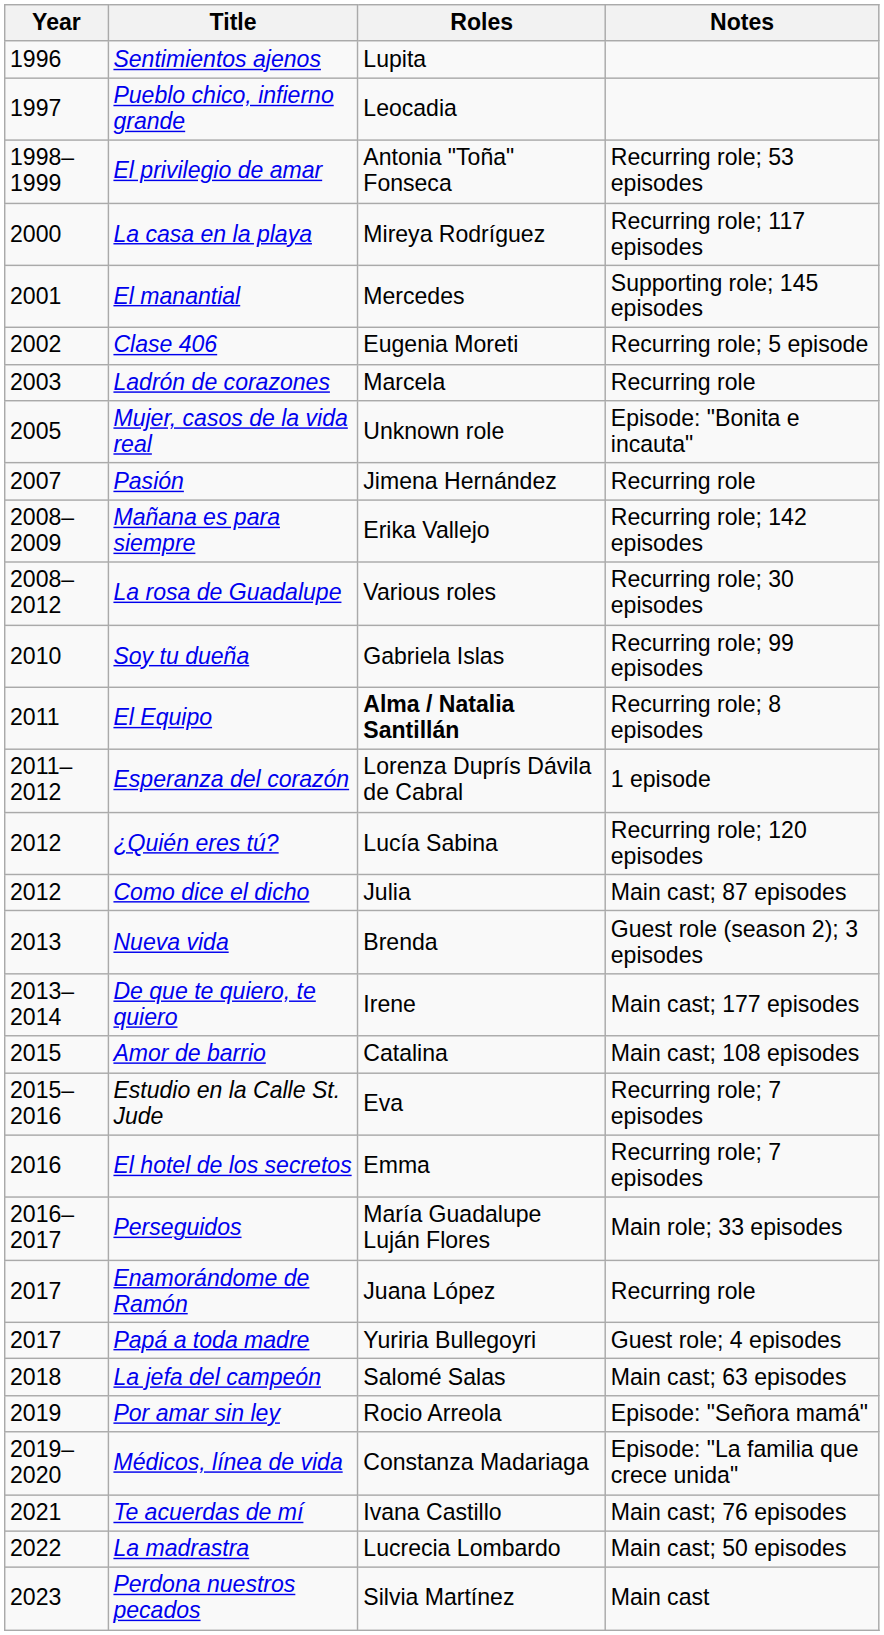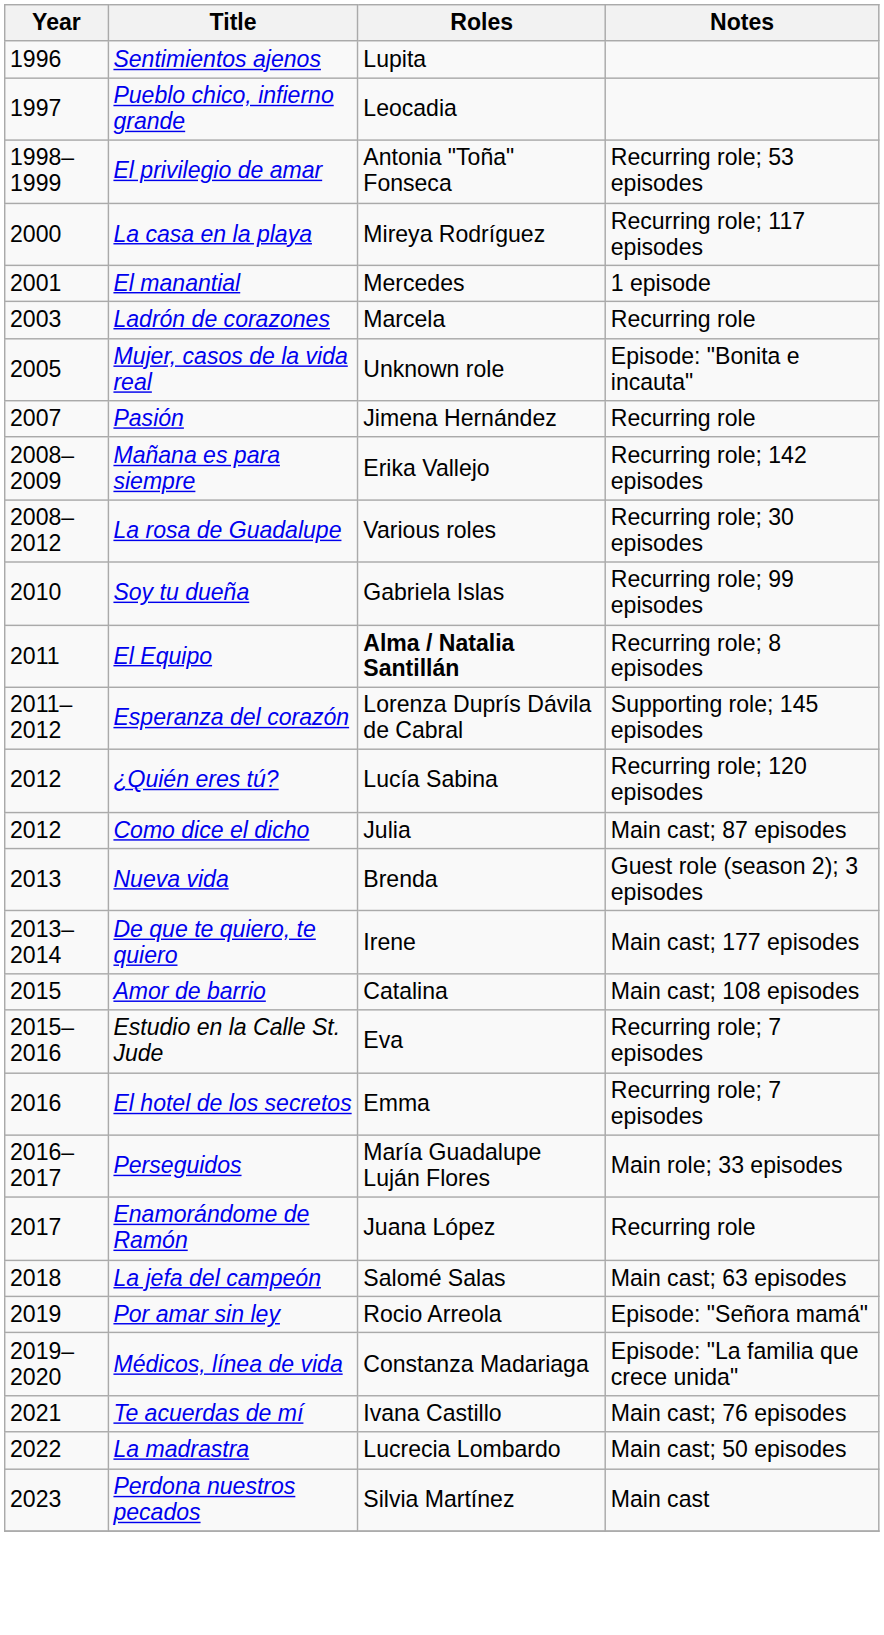(715, 296) Supporting role; 145 episodes -> (661, 283) 1 episode
- row: (165, 345)
(661, 780) 1 episode -> (715, 718) Supporting role; 145 episodes
- row: (211, 1340)
